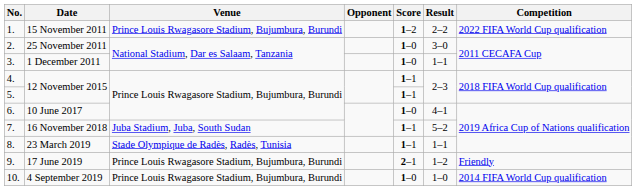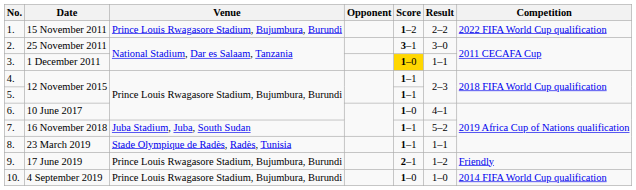(409, 45) 1–0 -> (409, 45) 3–1
(409, 62) no background -> (409, 62) gold background
